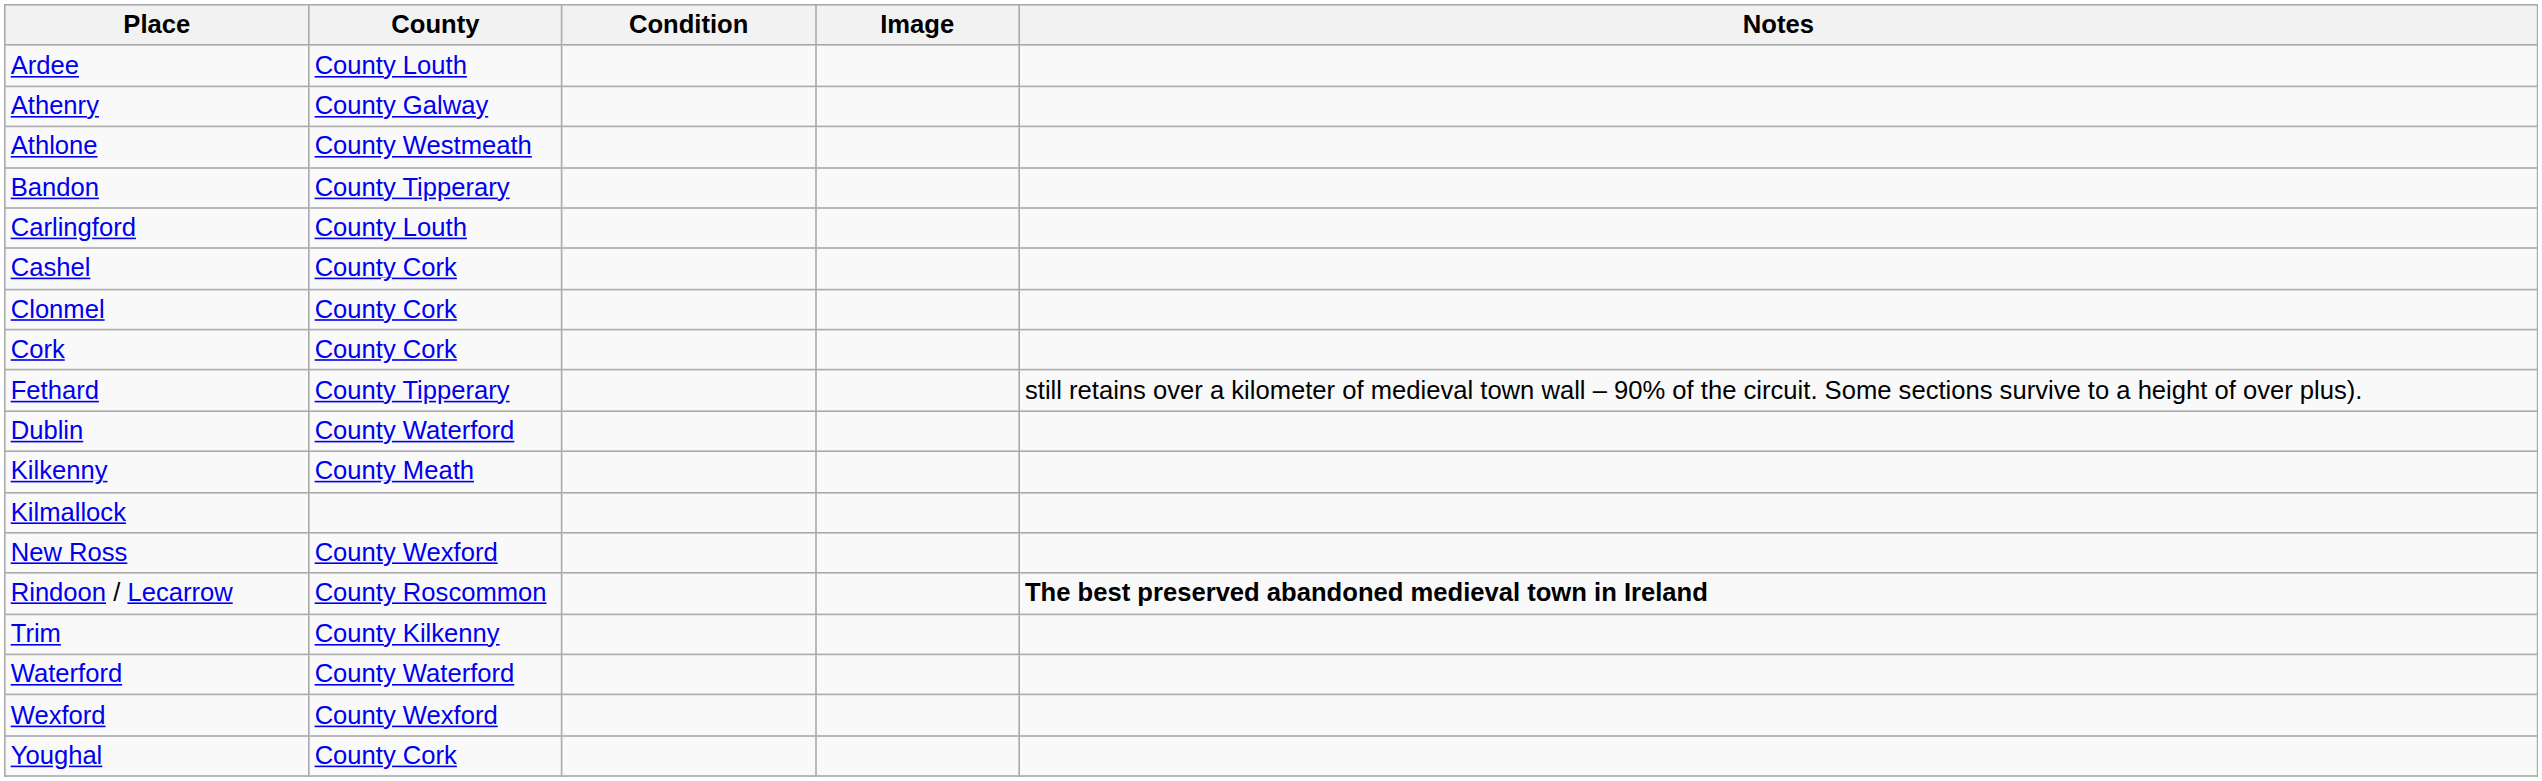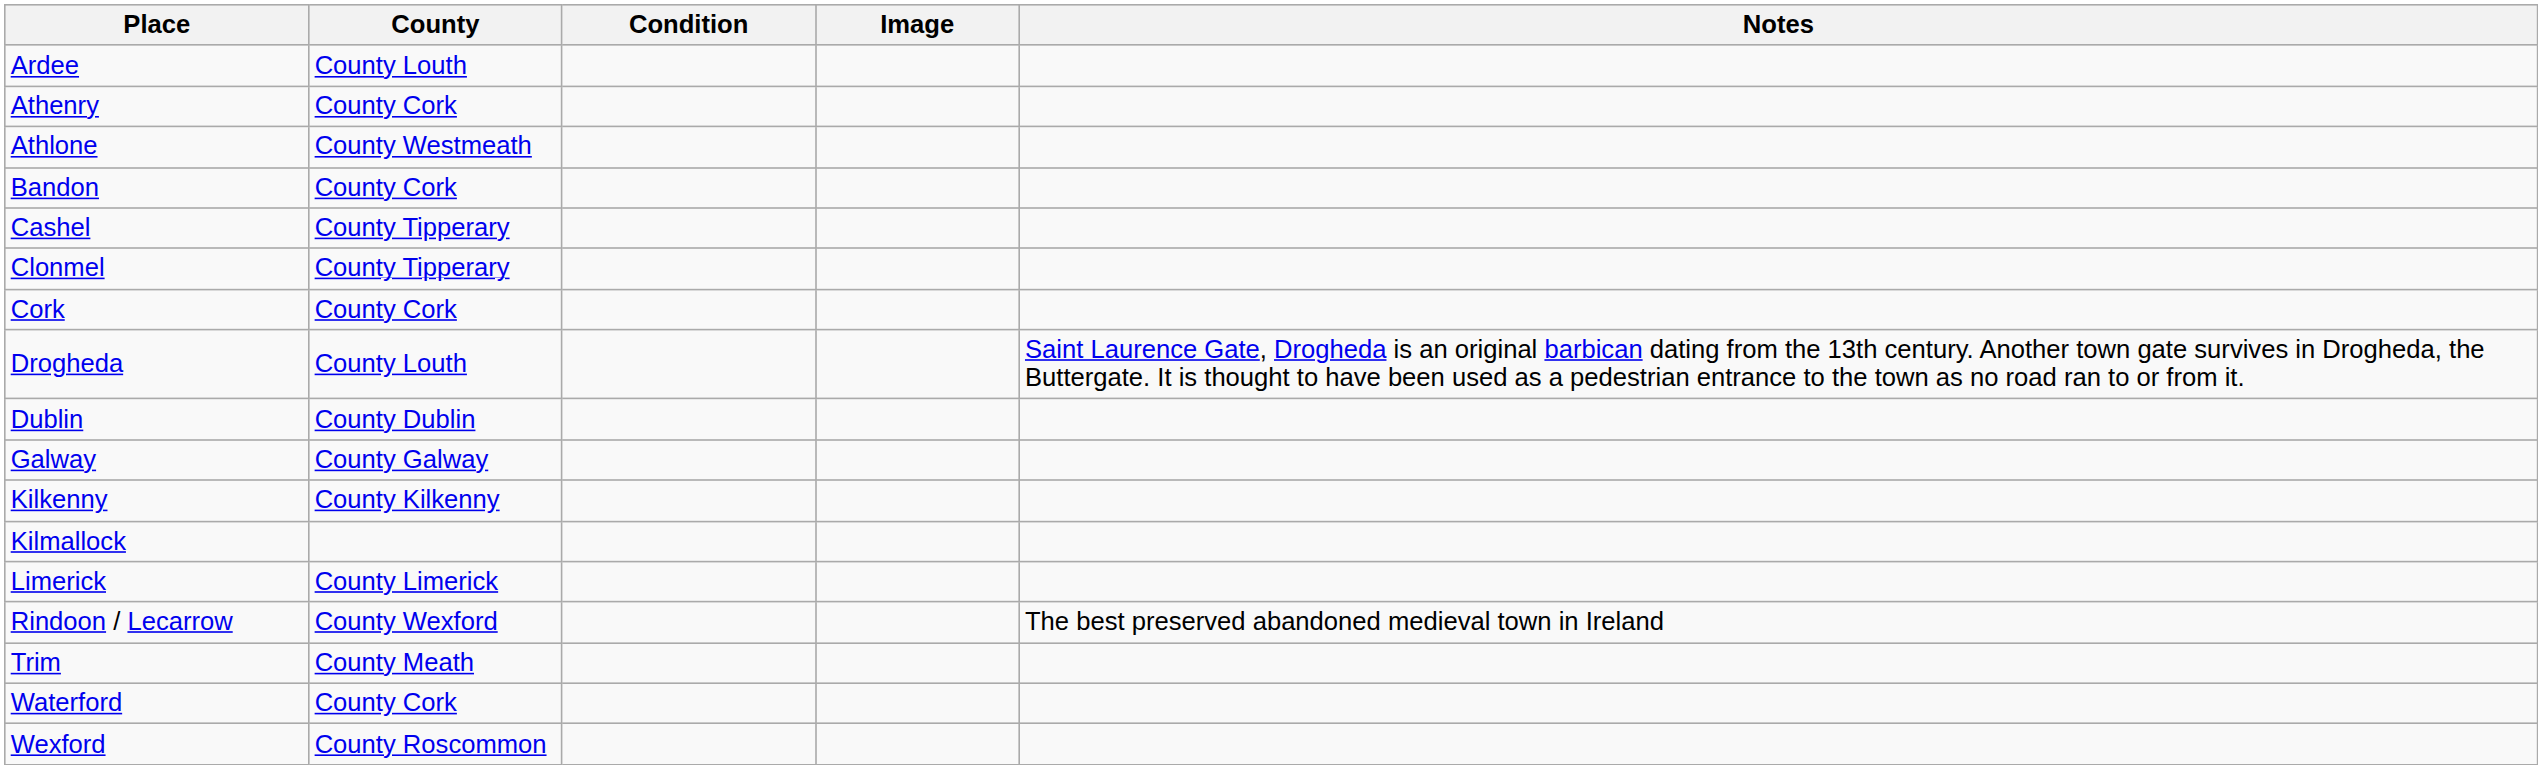(401, 106) County Galway -> (386, 106) County Cork
(412, 187) County Tipperary -> (386, 187) County Cork
- row: (73, 227)
(386, 268) County Cork -> (412, 227) County Tipperary
(386, 308) County Cork -> (412, 268) County Tipperary
+ row: (67, 364)
- row: (55, 390)
(414, 430) County Waterford -> (395, 418) County Dublin
+ row: (53, 459)
(394, 471) County Meath -> (407, 500) County Kilkenny
+ row: (58, 581)
- row: (69, 552)
(431, 593) County Roscommon -> (406, 622) County Wexford
(1366, 593) bold -> (1344, 622) normal
(407, 633) County Kilkenny -> (394, 662) County Meath
(414, 674) County Waterford -> (386, 703) County Cork
(406, 715) County Wexford -> (431, 743) County Roscommon
- row: (57, 755)
